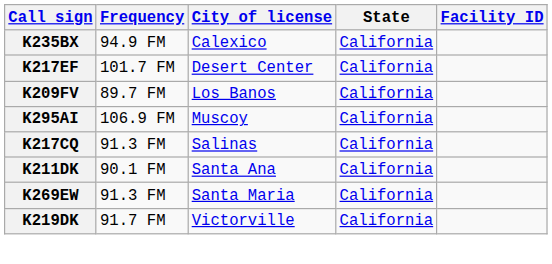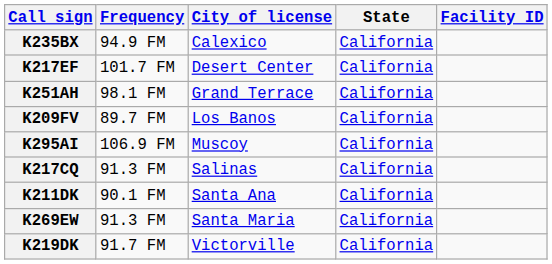+ row: (50, 94)
